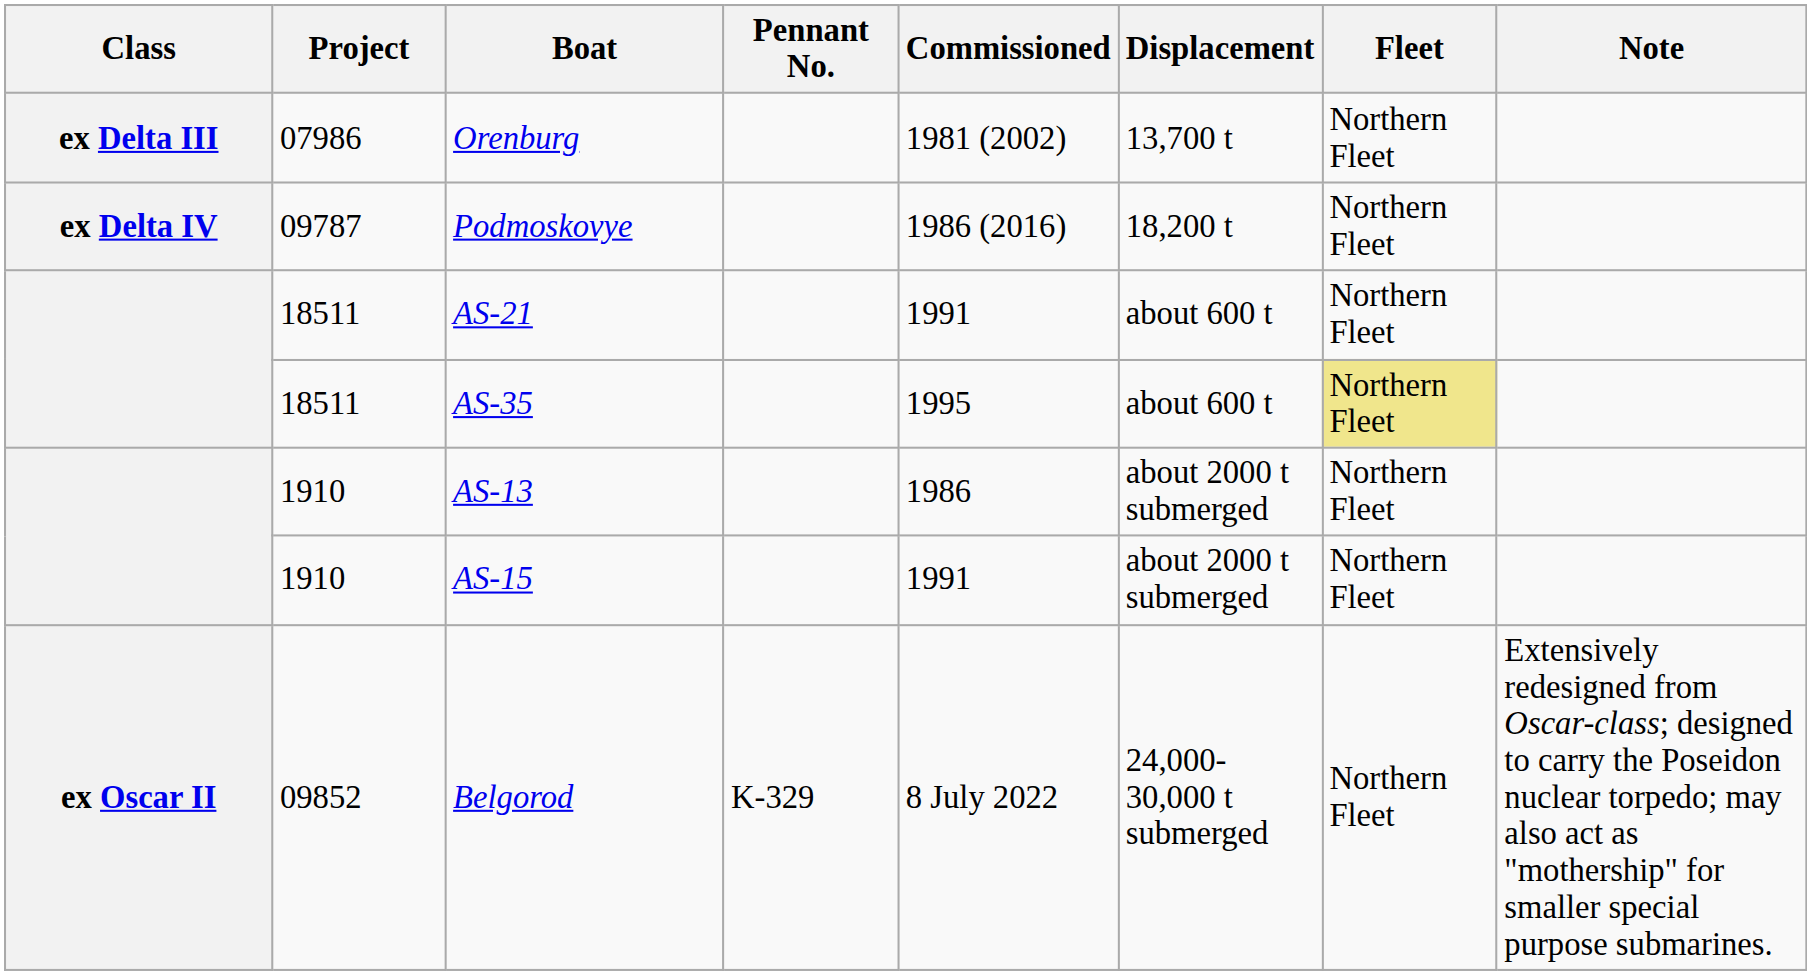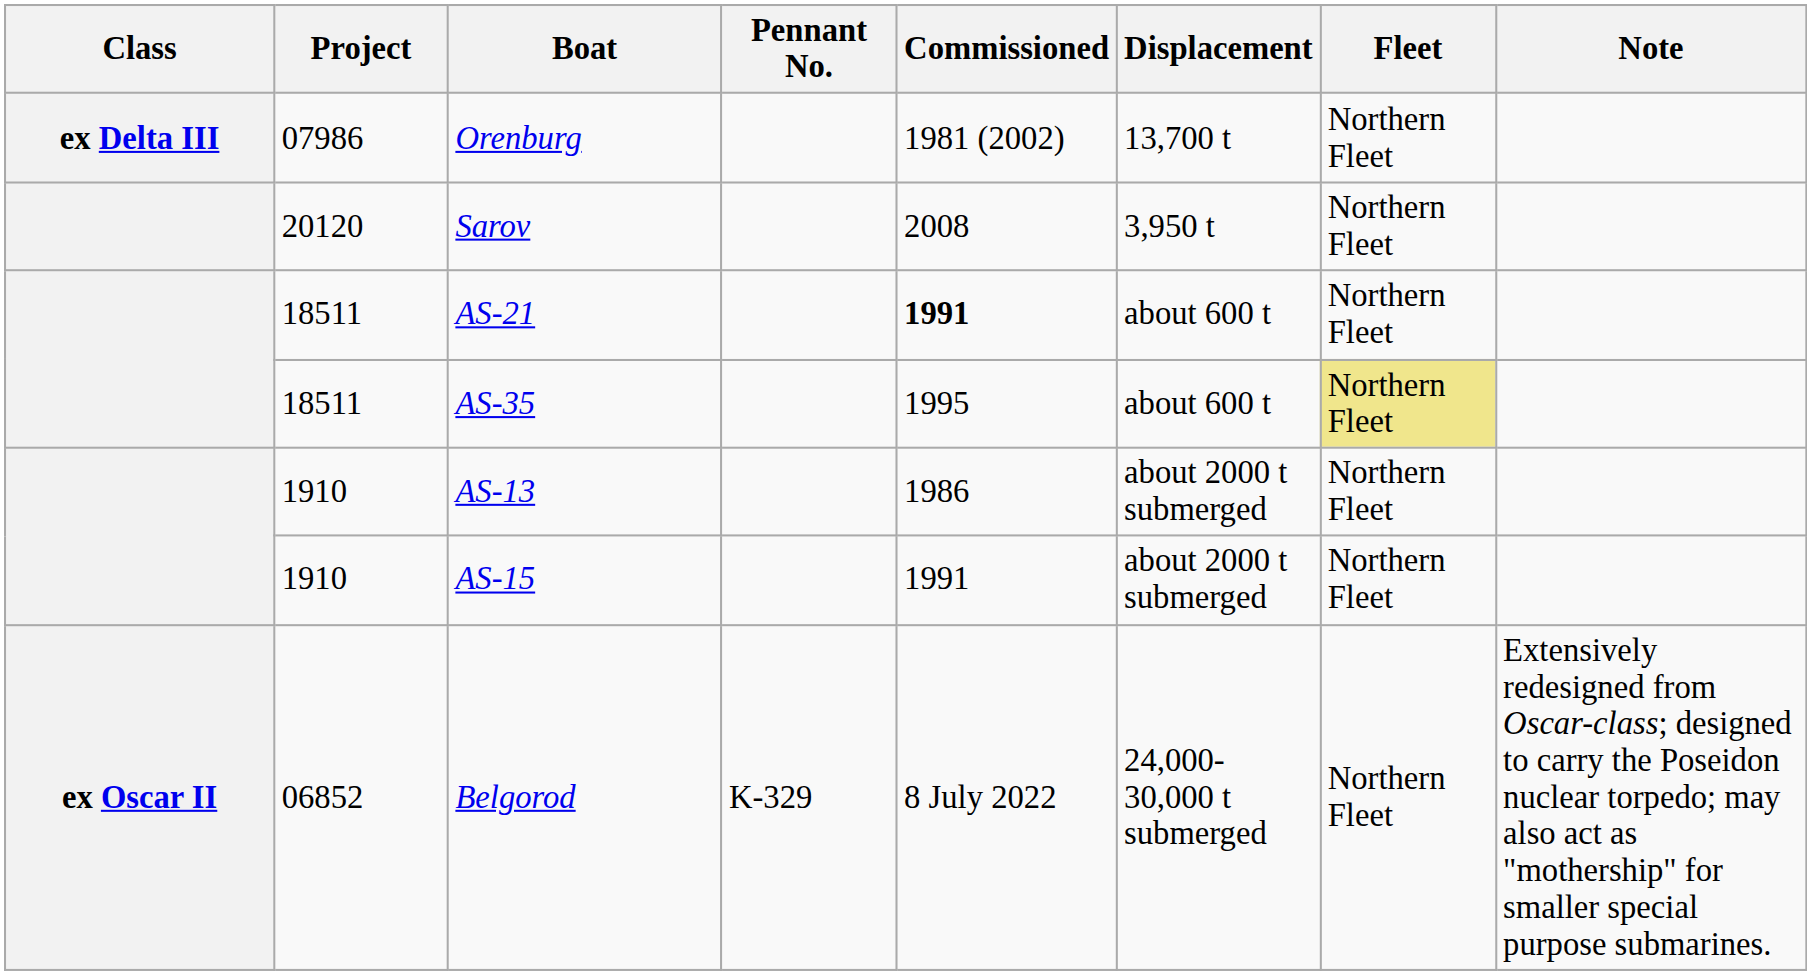- row: (543, 225)
+ row: (493, 225)
(938, 314) normal -> (937, 314) bold
(321, 796) 09852 -> (322, 796) 06852
